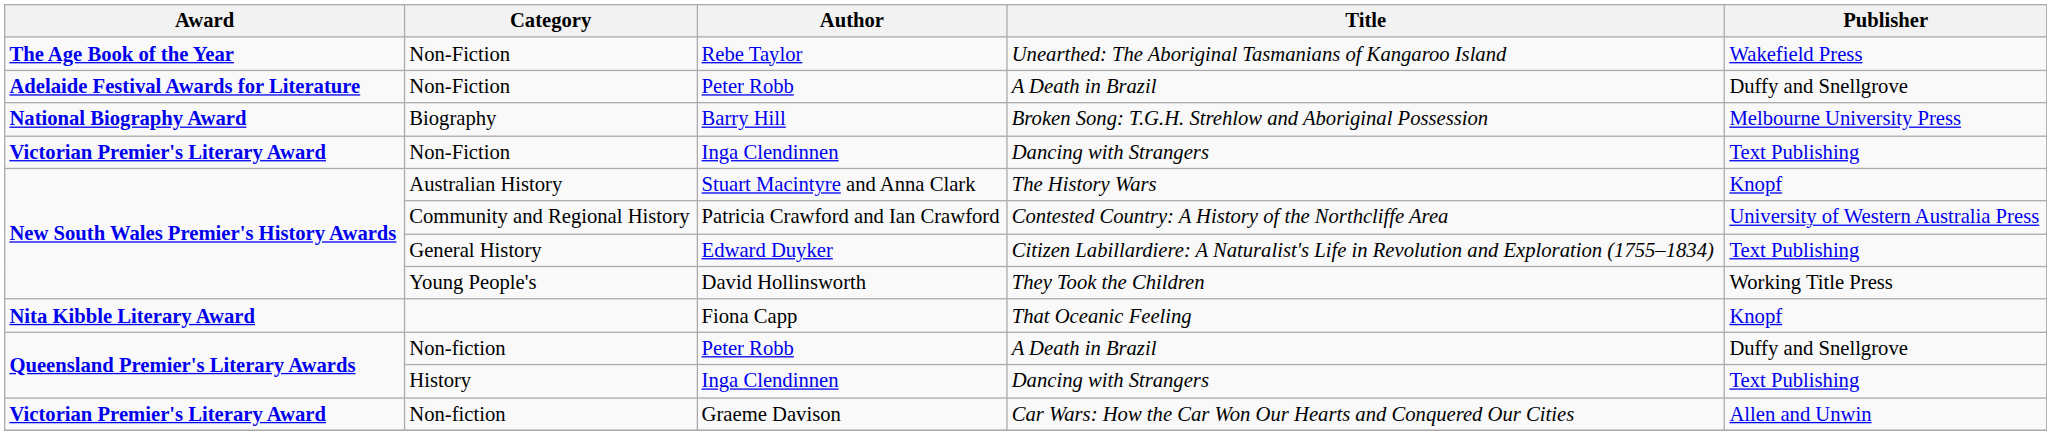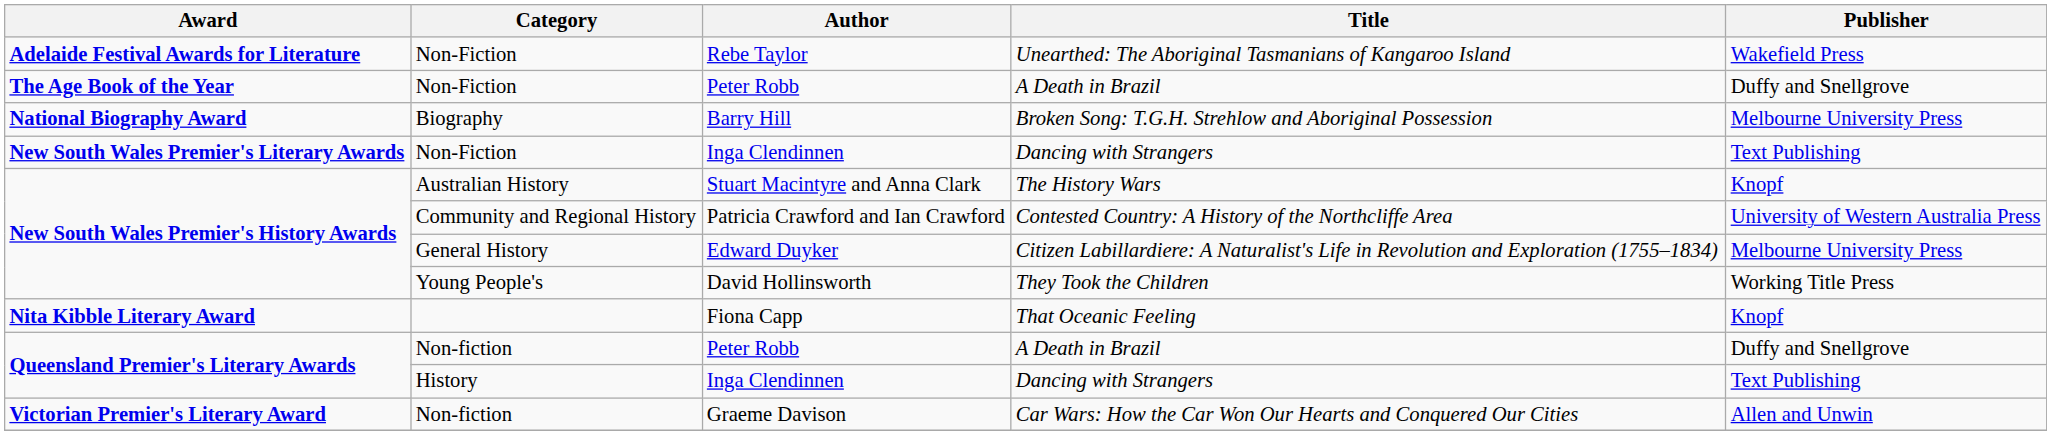(122, 53) The Age Book of the Year -> (185, 53) Adelaide Festival Awards for Literature
(185, 86) Adelaide Festival Awards for Literature -> (122, 86) The Age Book of the Year
(168, 151) Victorian Premier's Literary Award -> (207, 151) New South Wales Premier's Literary Awards
(1794, 250) Text Publishing -> (1846, 250) Melbourne University Press
